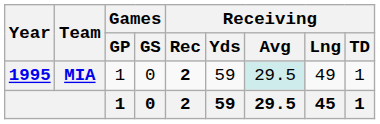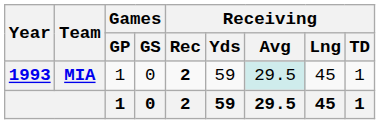(30, 76) 1995 -> (30, 76) 1993
(325, 76) 49 -> (325, 76) 45
